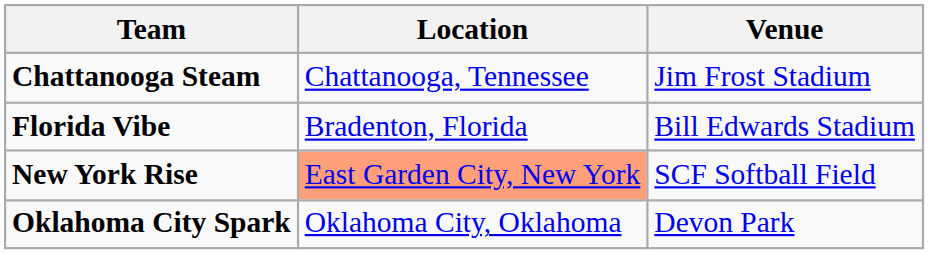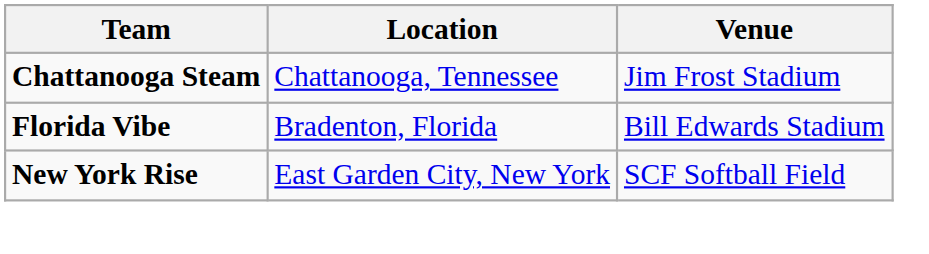(473, 174) lightsalmon background -> (442, 174) no background
- row: (151, 223)
